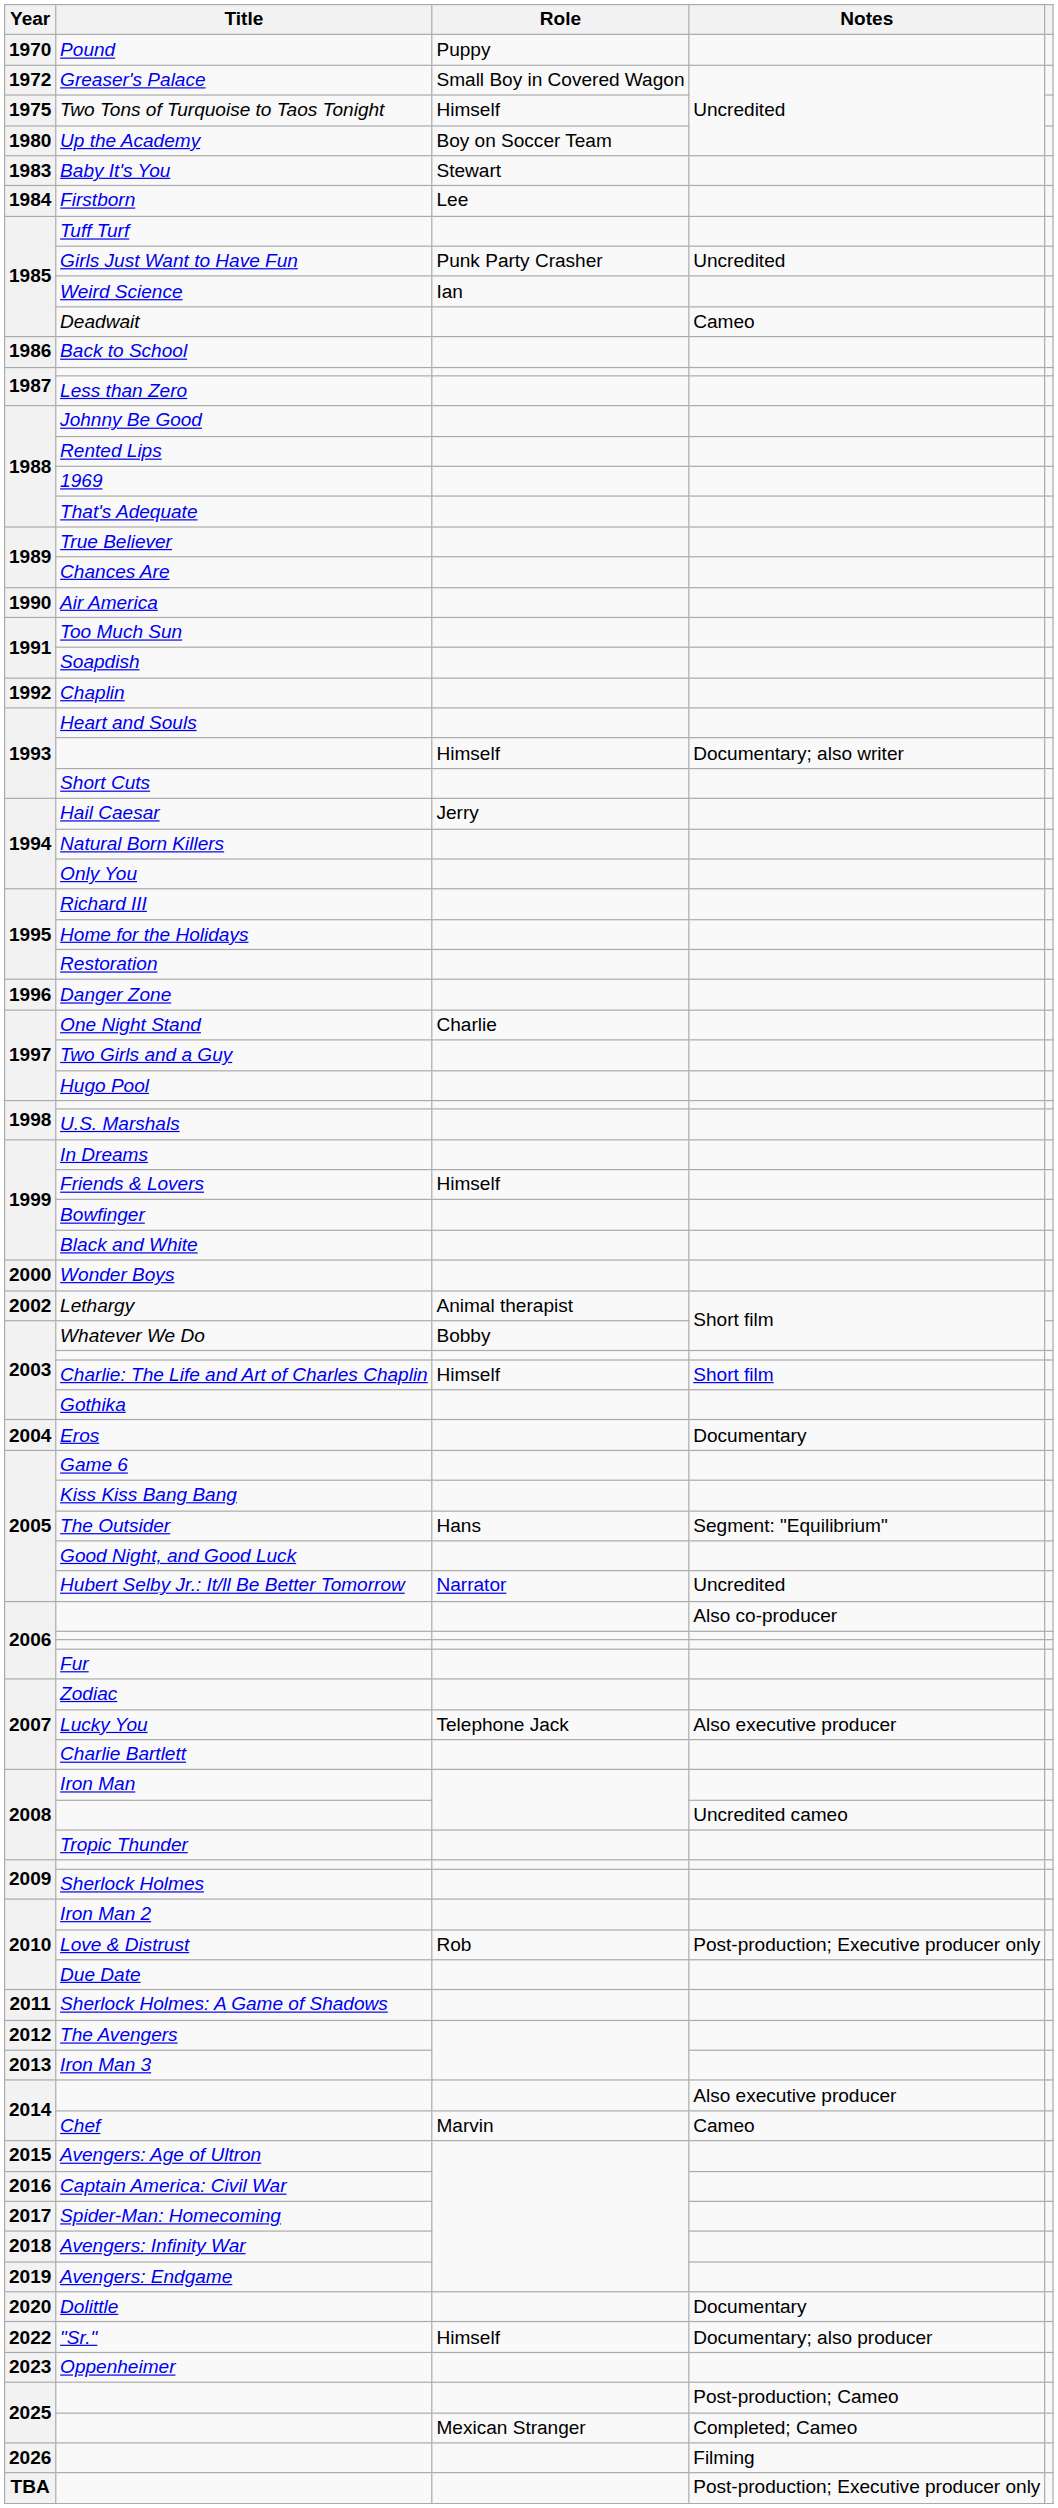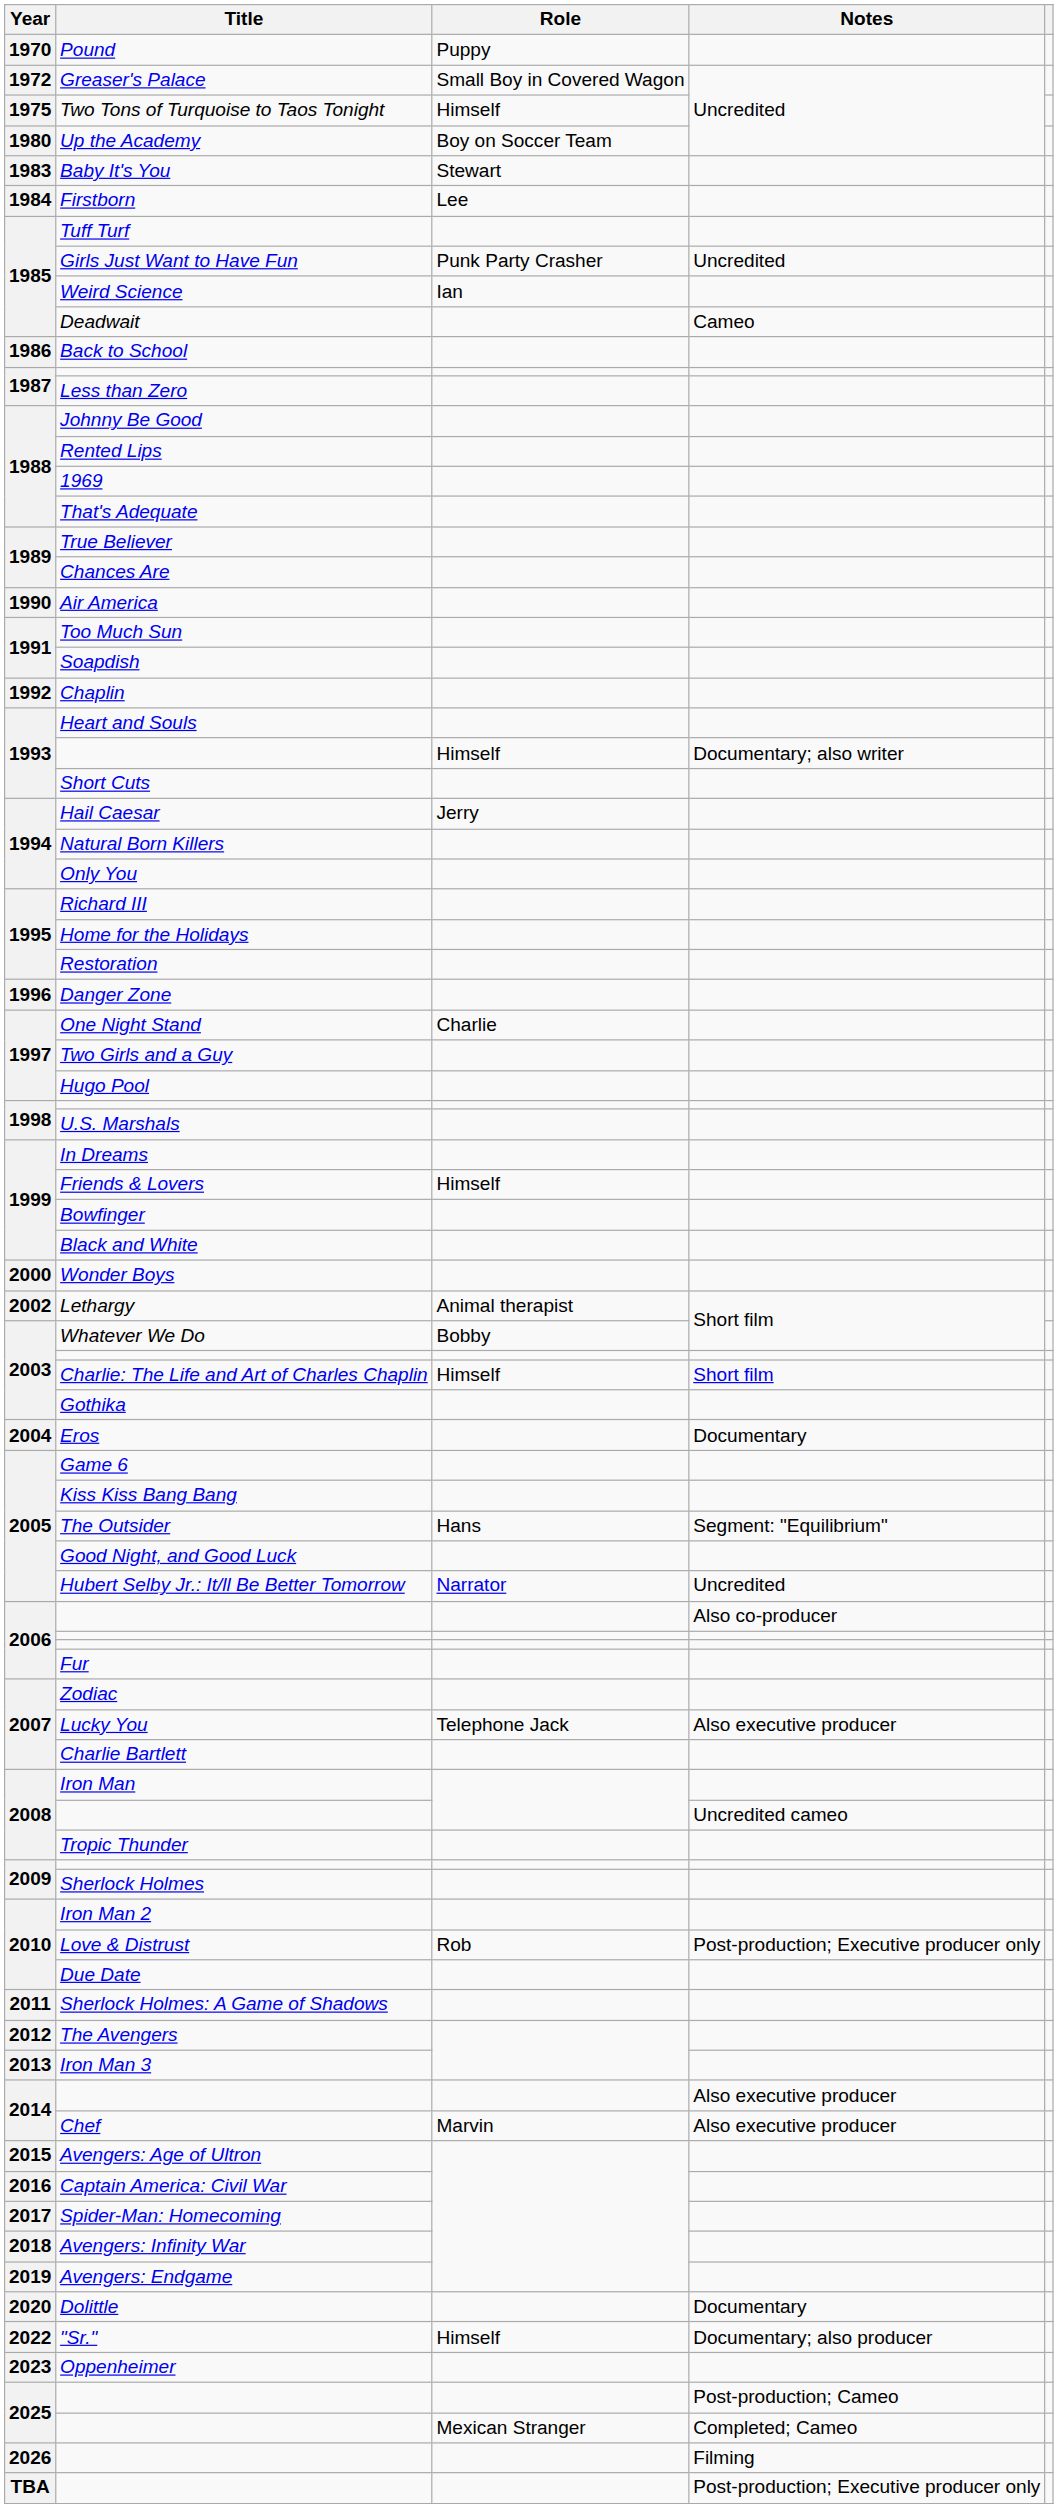(724, 2125) Cameo -> (795, 2125) Also executive producer
